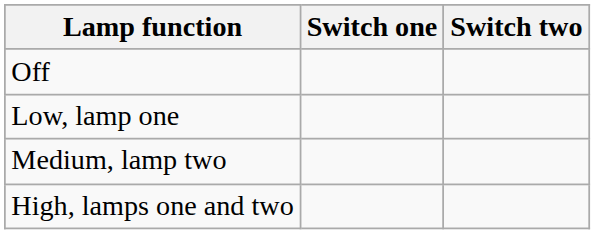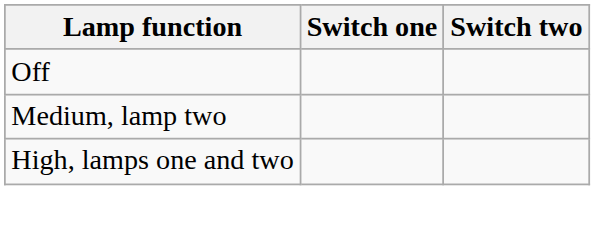- row: (95, 116)
